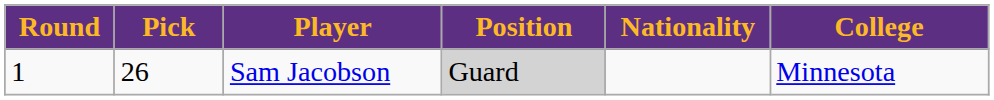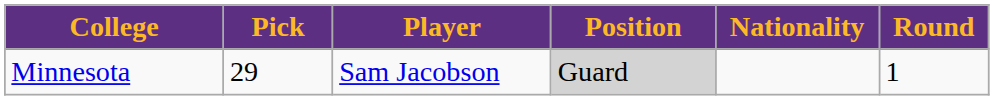columns swapped: (59, 26) <-> (879, 26)
(135, 71) 26 -> (244, 71) 29
